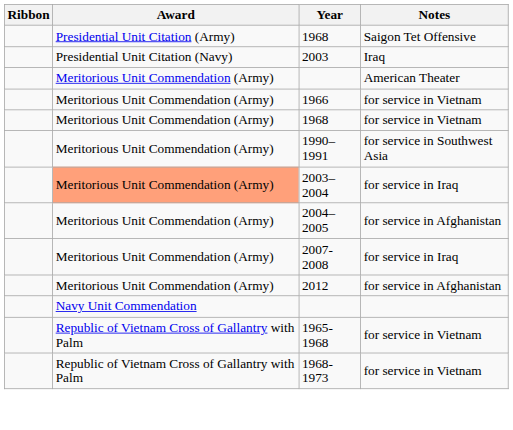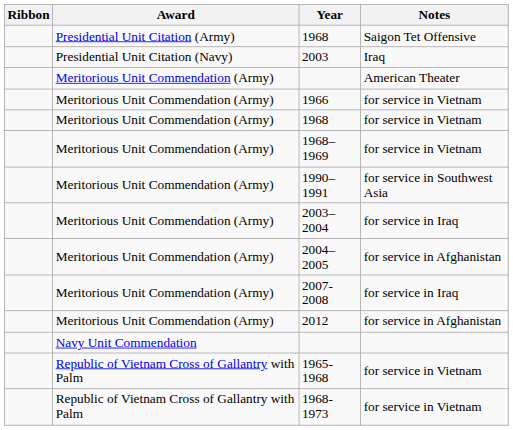+ row: (319, 148)
(165, 184) lightsalmon background -> (165, 220) no background
